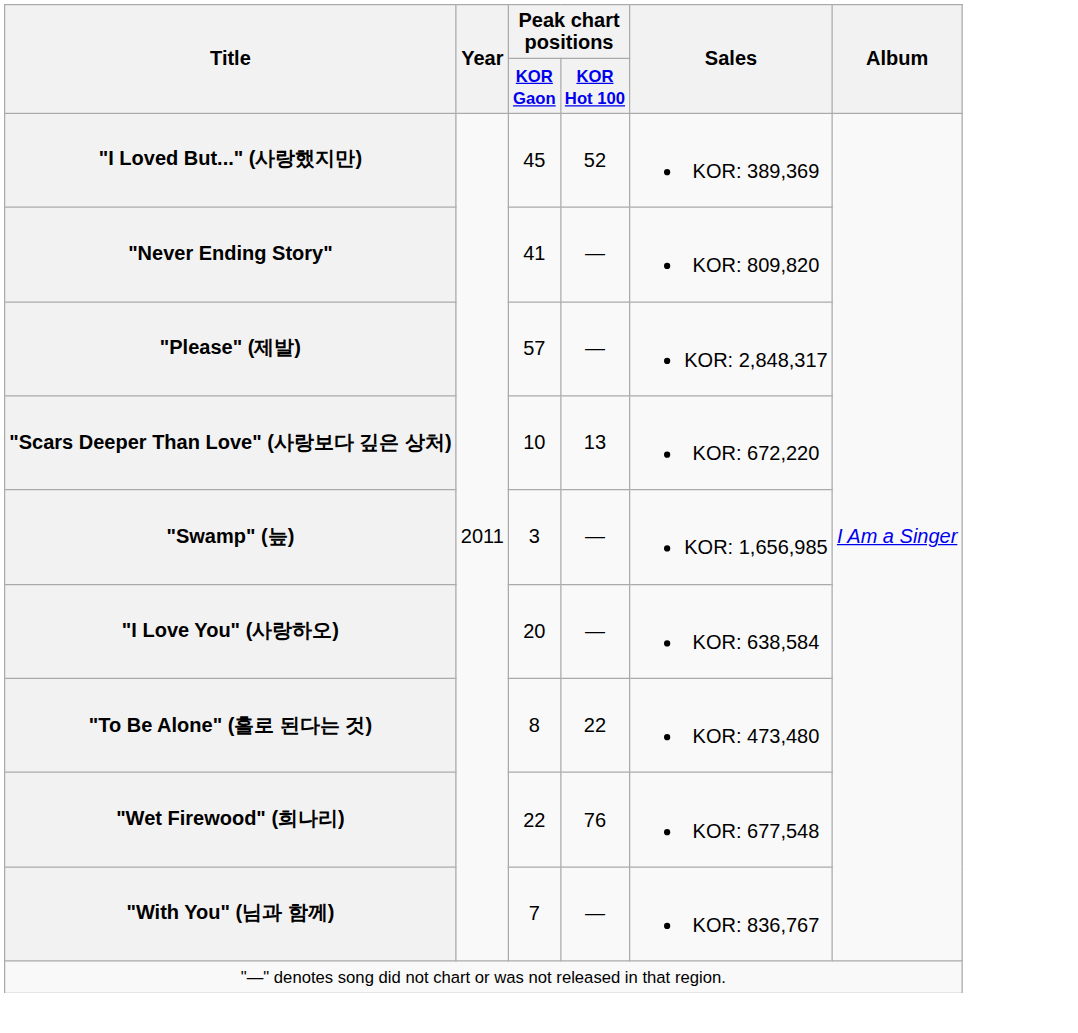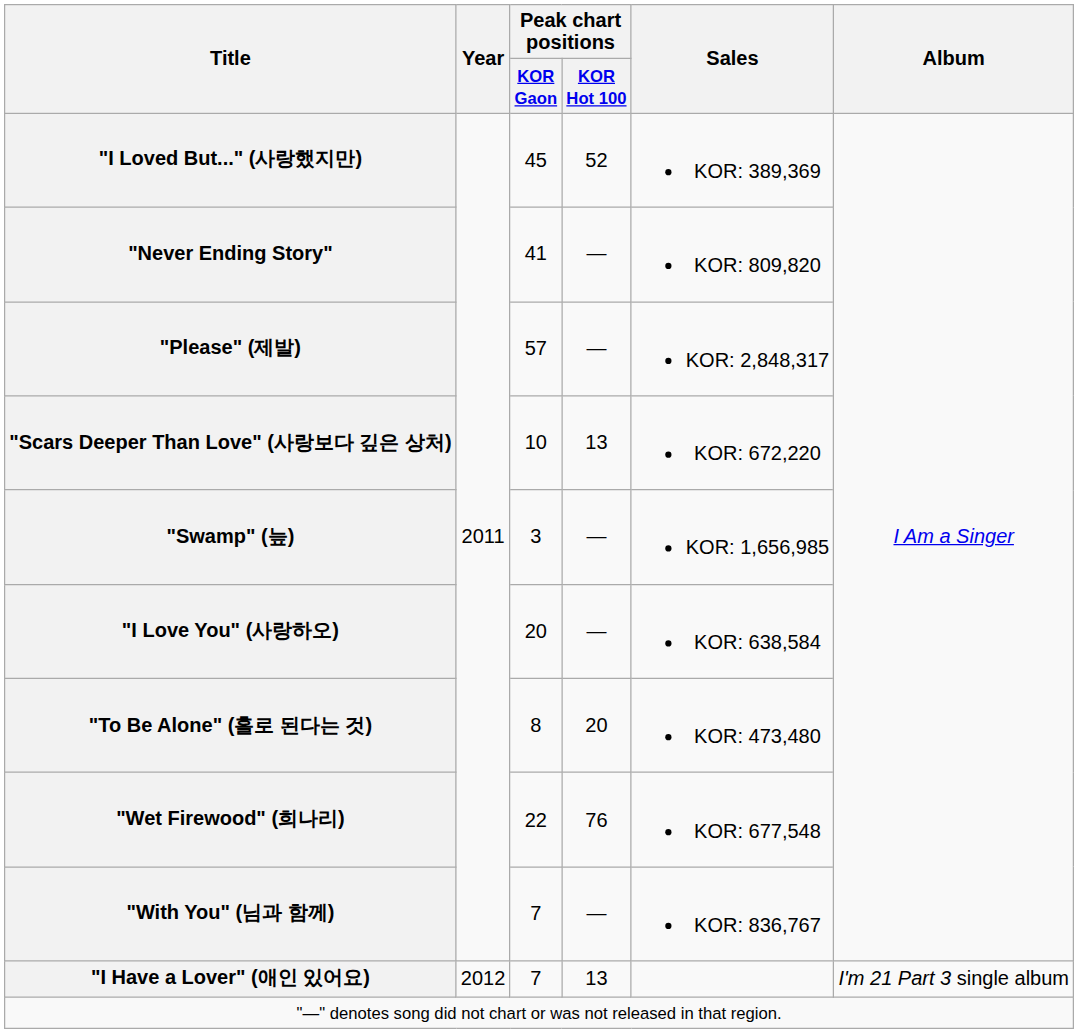(595, 725) 22 -> (596, 725) 20
+ row: (230, 978)
